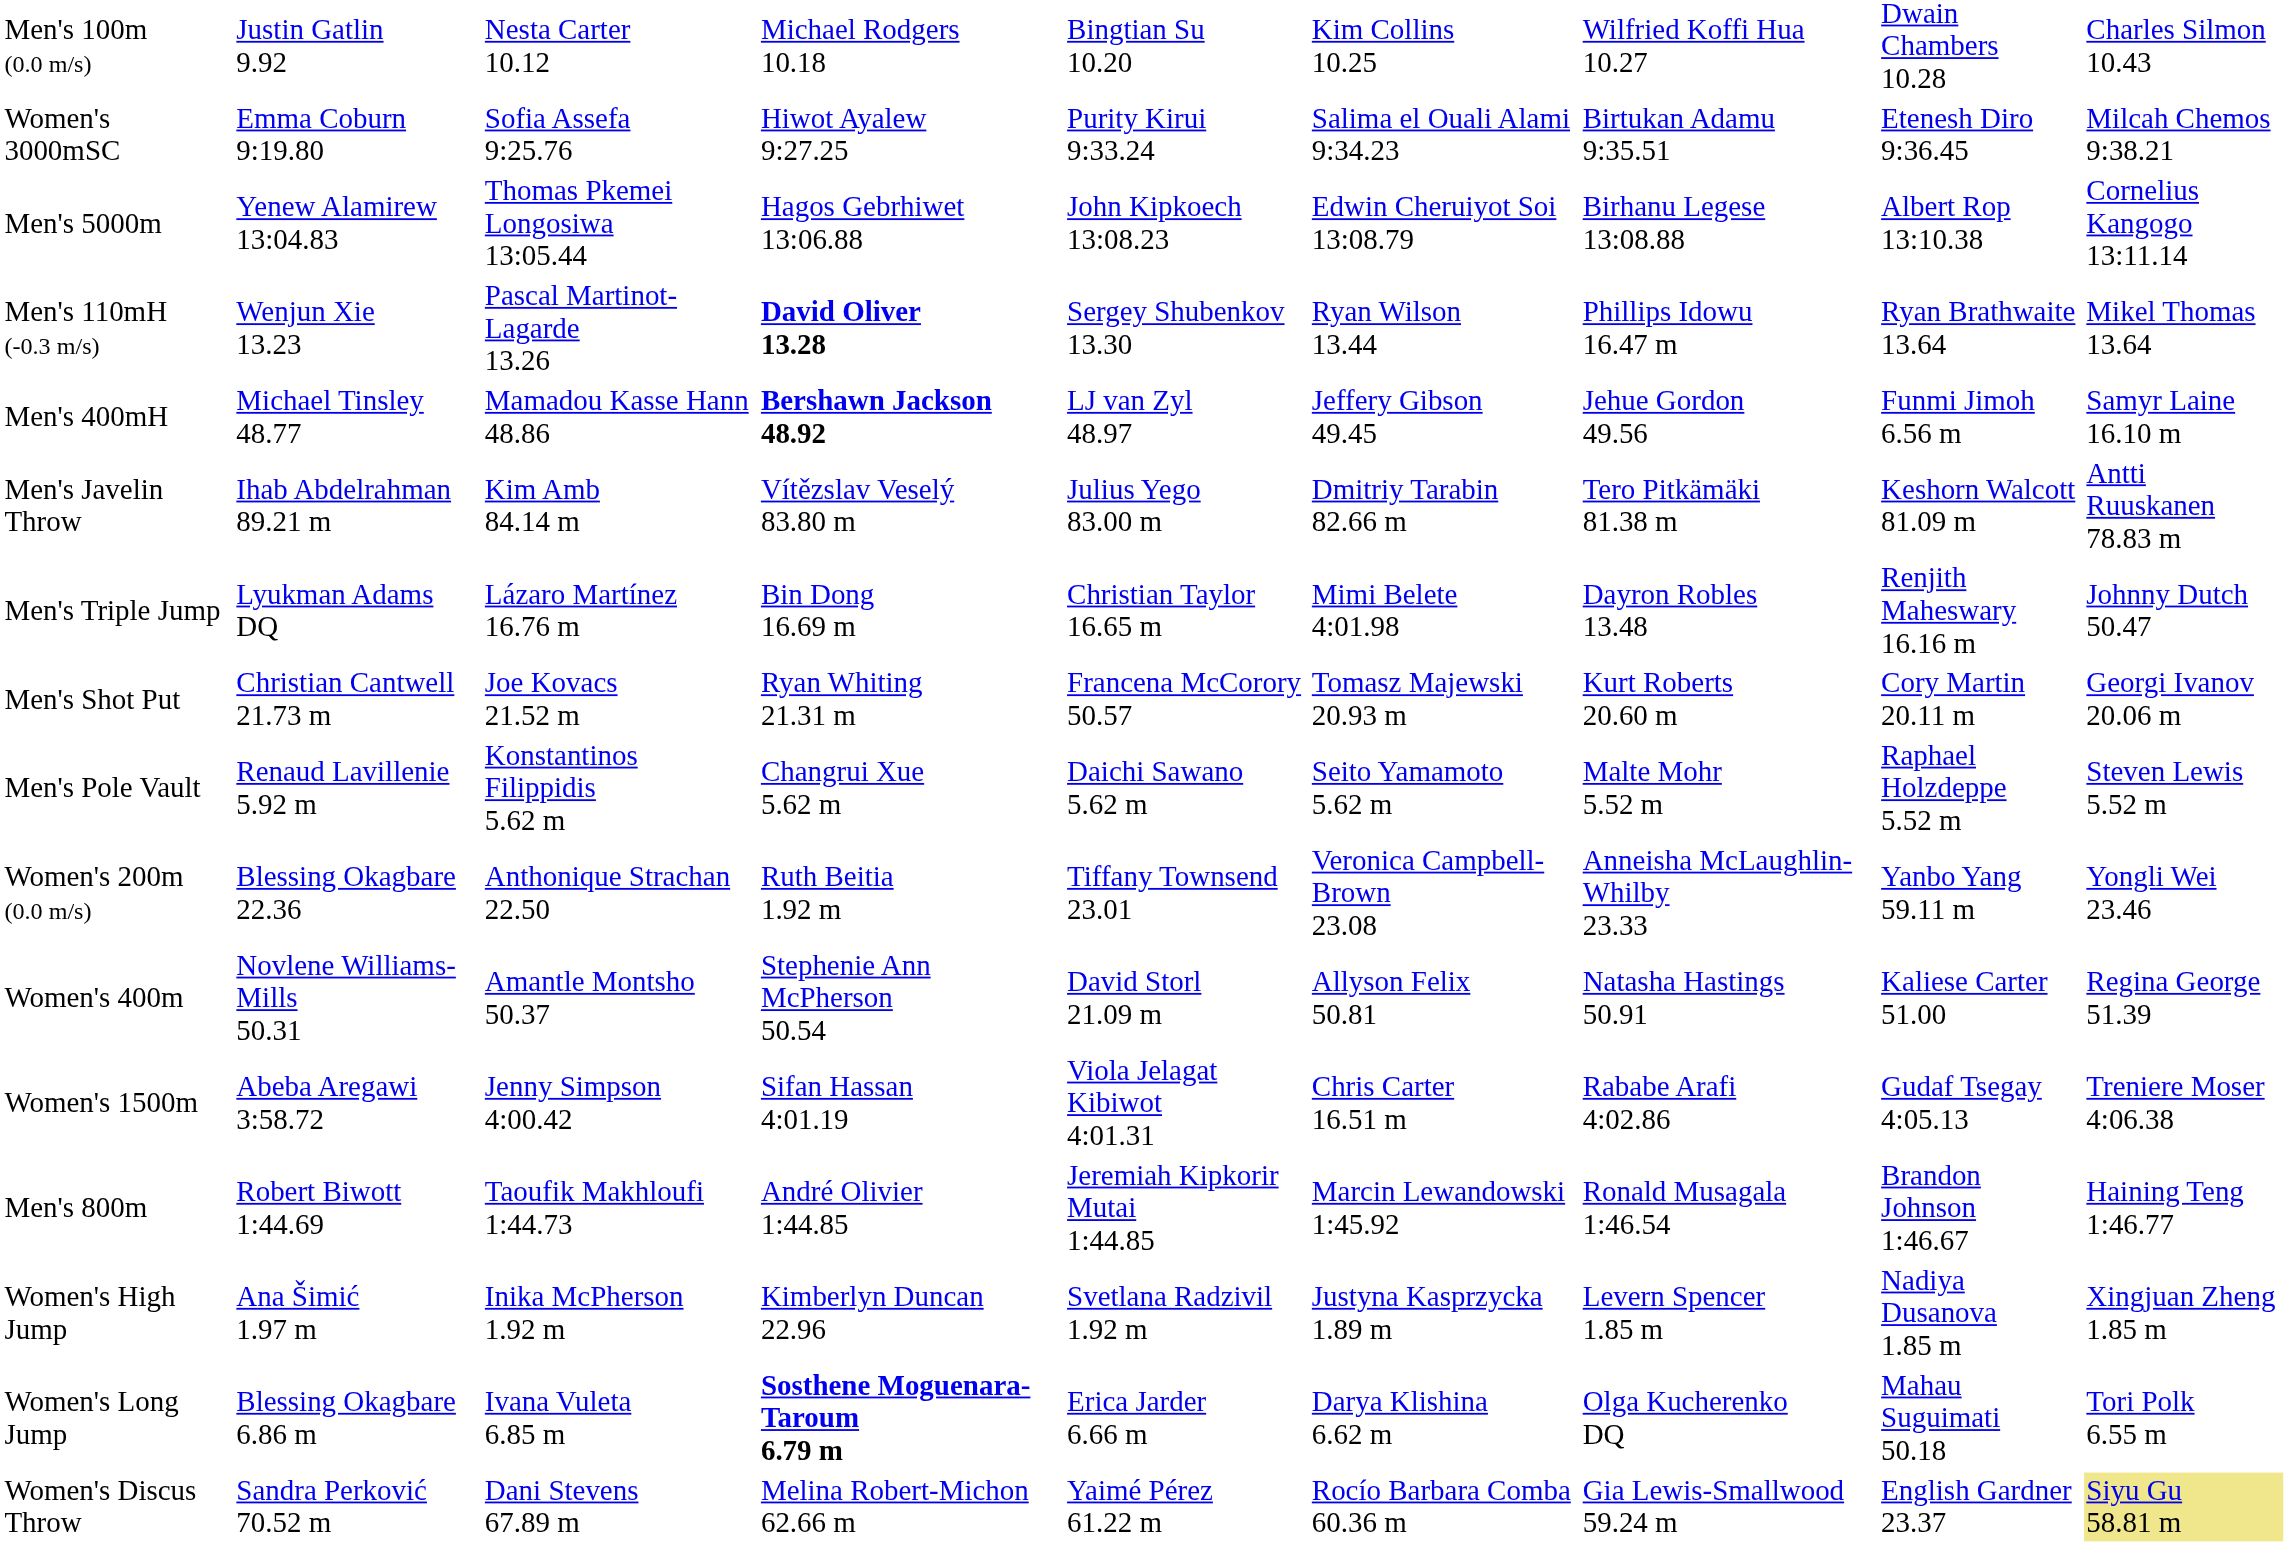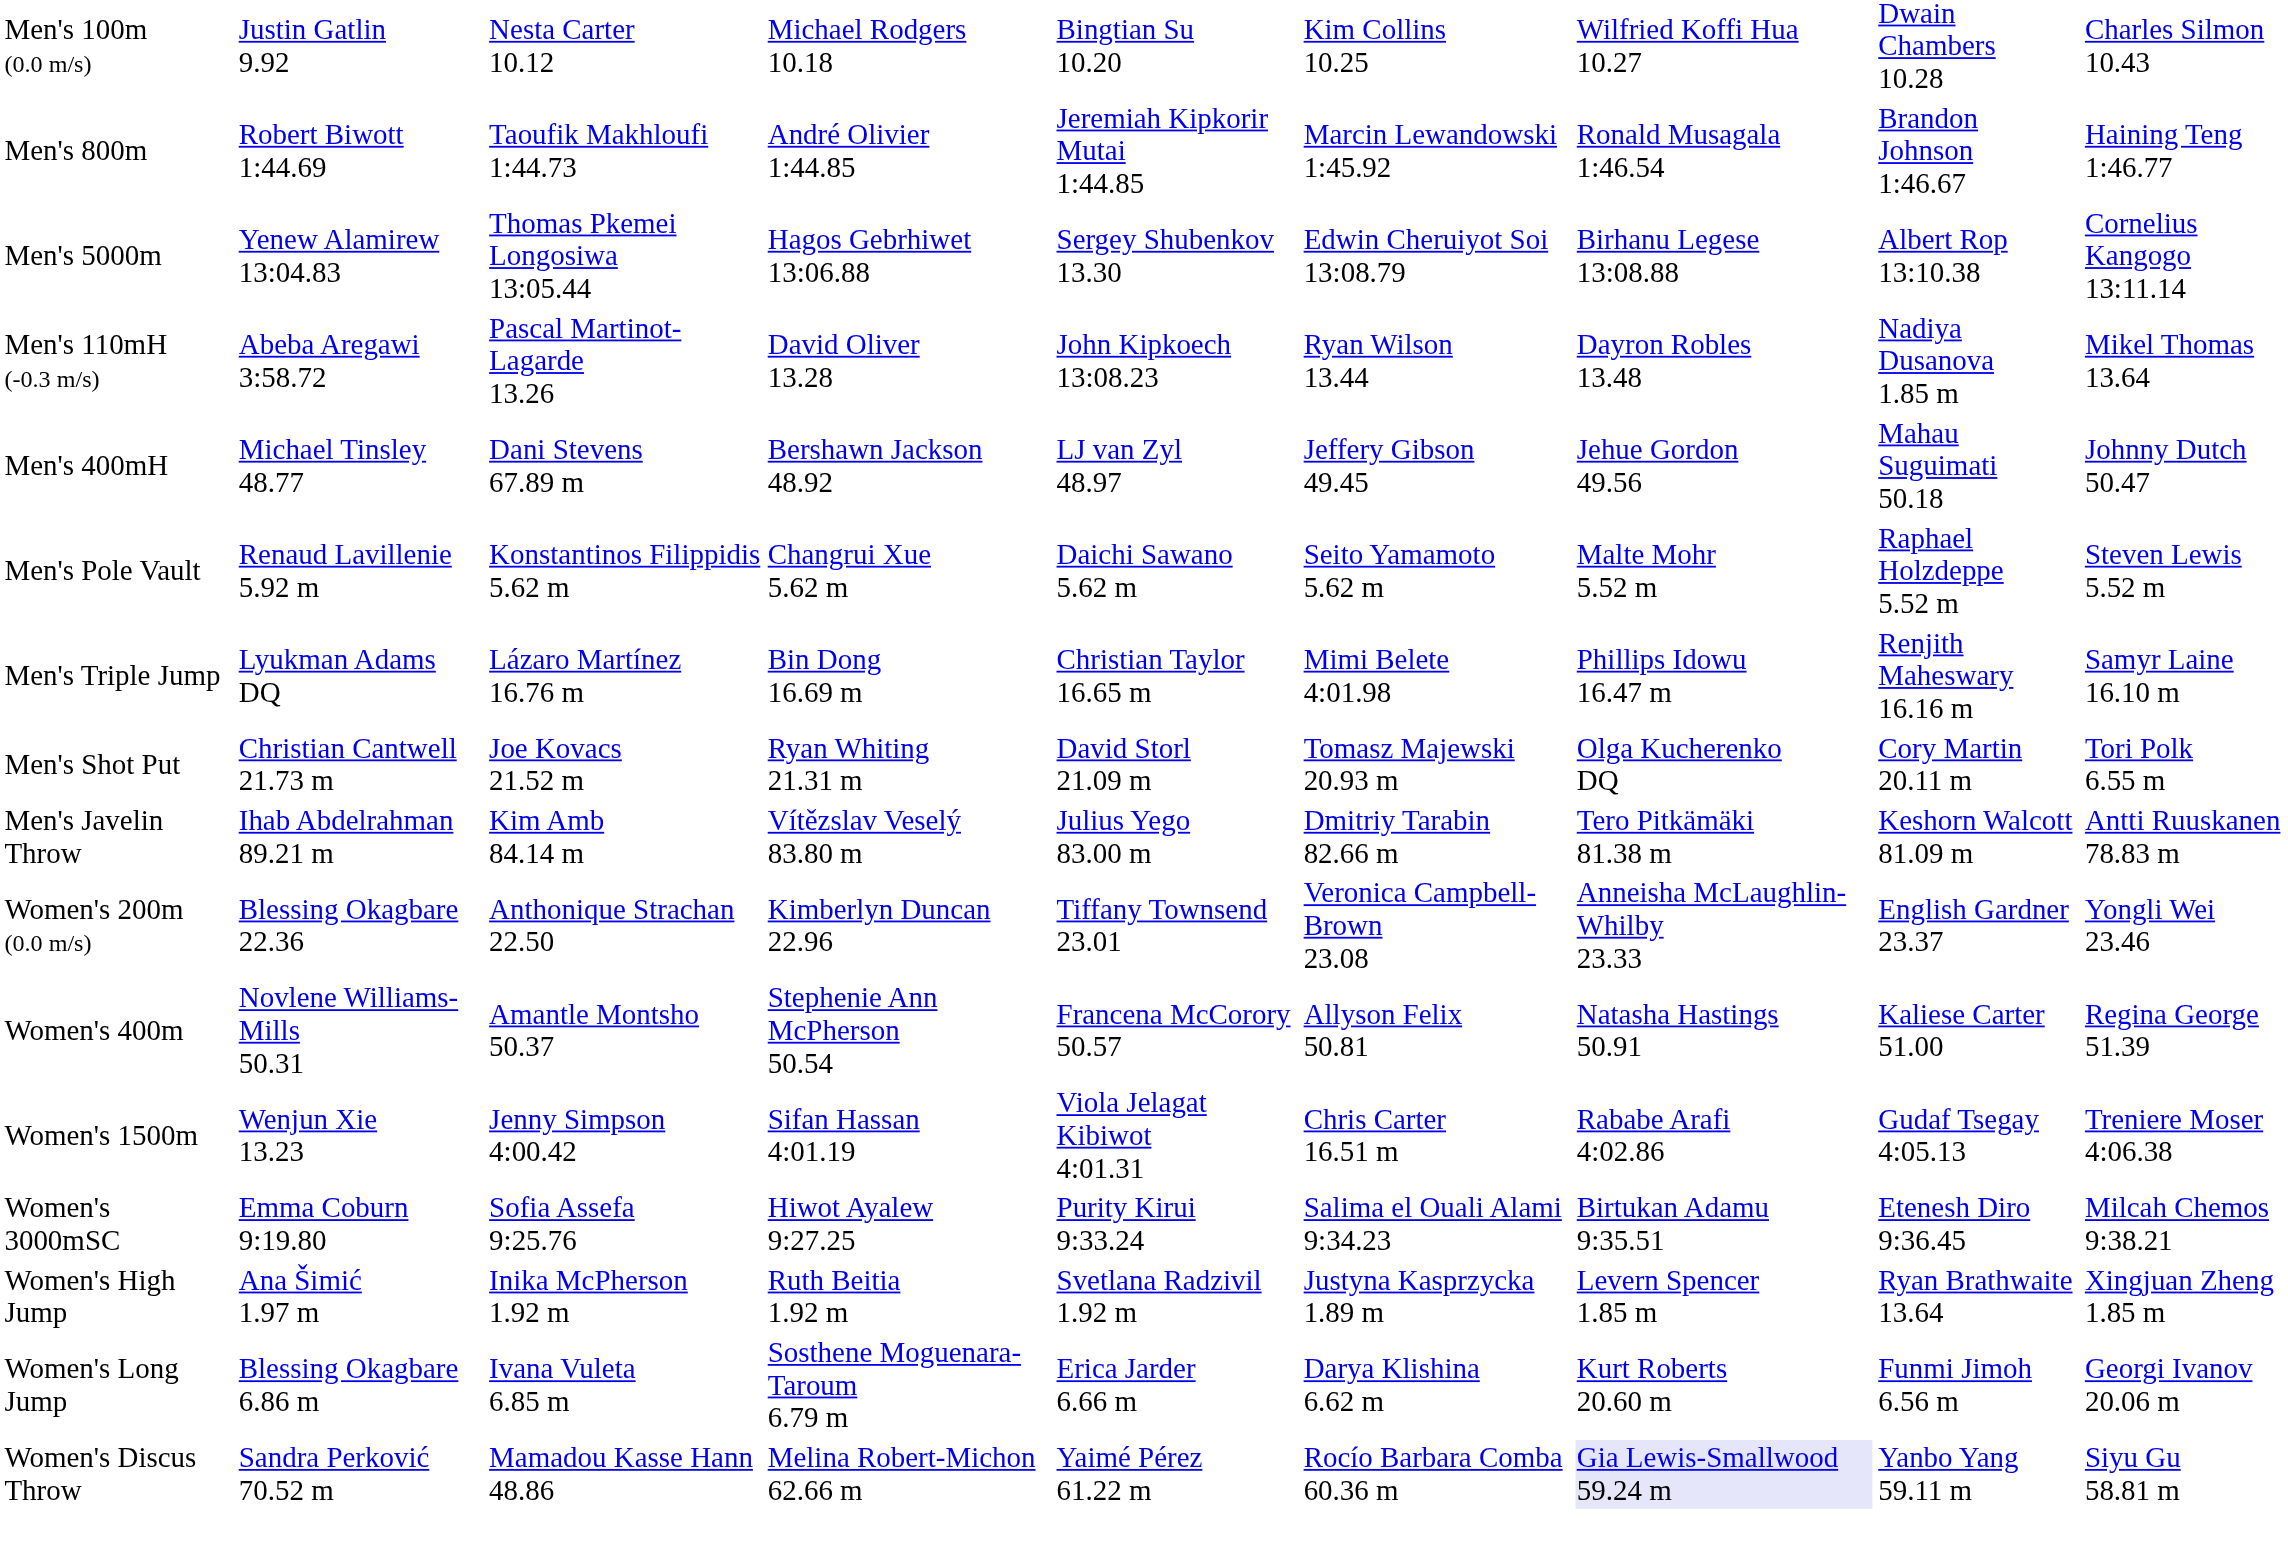rows swapped: (76, 1207) <-> (62, 134)
(1154, 223) John Kipkoech 13:08.23 -> (1165, 255) Sergey Shubenkov 13.30
(306, 328) Wenjun Xie 13.23 -> (329, 360) Abeba Aregawi 3:58.72
(841, 328) bold -> (844, 360) normal
(1176, 328) Sergey Shubenkov 13.30 -> (1144, 360) John Kipkoech 13:08.23
(1668, 328) Phillips Idowu 16.47 m -> (1664, 360) Dayron Robles 13.48
(1978, 328) Ryan Brathwaite 13.64 -> (1936, 360) Nadiya Dusanova 1.85 m
(617, 416) Mamadou Kasse Hann 48.86 -> (566, 465) Dani Stevens 67.89 m
(876, 416) bold -> (875, 465) normal
(1958, 416) Funmi Jimoh 6.56 m -> (1938, 465) Mahau Suguimati 50.18
(2161, 416) Samyr Laine 16.10 m -> (2166, 465) Johnny Dutch 50.47
rows swapped: (103, 787) <-> (84, 505)
(1670, 610) Dayron Robles 13.48 -> (1662, 675) Phillips Idowu 16.47 m
(2167, 610) Johnny Dutch 50.47 -> (2159, 675) Samyr Laine 16.10 m
(1184, 699) Francena McCorory 50.57 -> (1124, 764) David Storl 21.09 m
(1658, 699) Kurt Roberts 20.60 m -> (1679, 764) Olga Kucherenko DQ
(2170, 699) Georgi Ivanov 20.06 m -> (2139, 764) Tori Polk 6.55 m
(827, 892) Ruth Beitia 1.92 m -> (879, 925) Kimberlyn Duncan 22.96
(1951, 892) Yanbo Yang 59.11 m -> (1974, 925) English Gardner 23.37
(1134, 997) David Storl 21.09 m -> (1174, 1030) Francena McCorory 50.57
(327, 1102) Abeba Aregawi 3:58.72 -> (308, 1135) Wenjun Xie 13.23
(872, 1312) Kimberlyn Duncan 22.96 -> (834, 1296) Ruth Beitia 1.92 m
(1939, 1312) Nadiya Dusanova 1.85 m -> (1975, 1296) Ryan Brathwaite 13.64
(896, 1417) bold -> (894, 1385) normal
(1685, 1417) Olga Kucherenko DQ -> (1652, 1385) Kurt Roberts 20.60 m
(1941, 1417) Mahau Suguimati 50.18 -> (1955, 1385) Funmi Jimoh 6.56 m
(2140, 1417) Tori Polk 6.55 m -> (2169, 1385) Georgi Ivanov 20.06 m
(562, 1506) Dani Stevens 67.89 m -> (621, 1473) Mamadou Kasse Hann 48.86
(1713, 1506) no background -> (1707, 1473) lavender background
(1976, 1506) English Gardner 23.37 -> (1948, 1473) Yanbo Yang 59.11 m
(2134, 1506) khaki background -> (2133, 1473) no background
